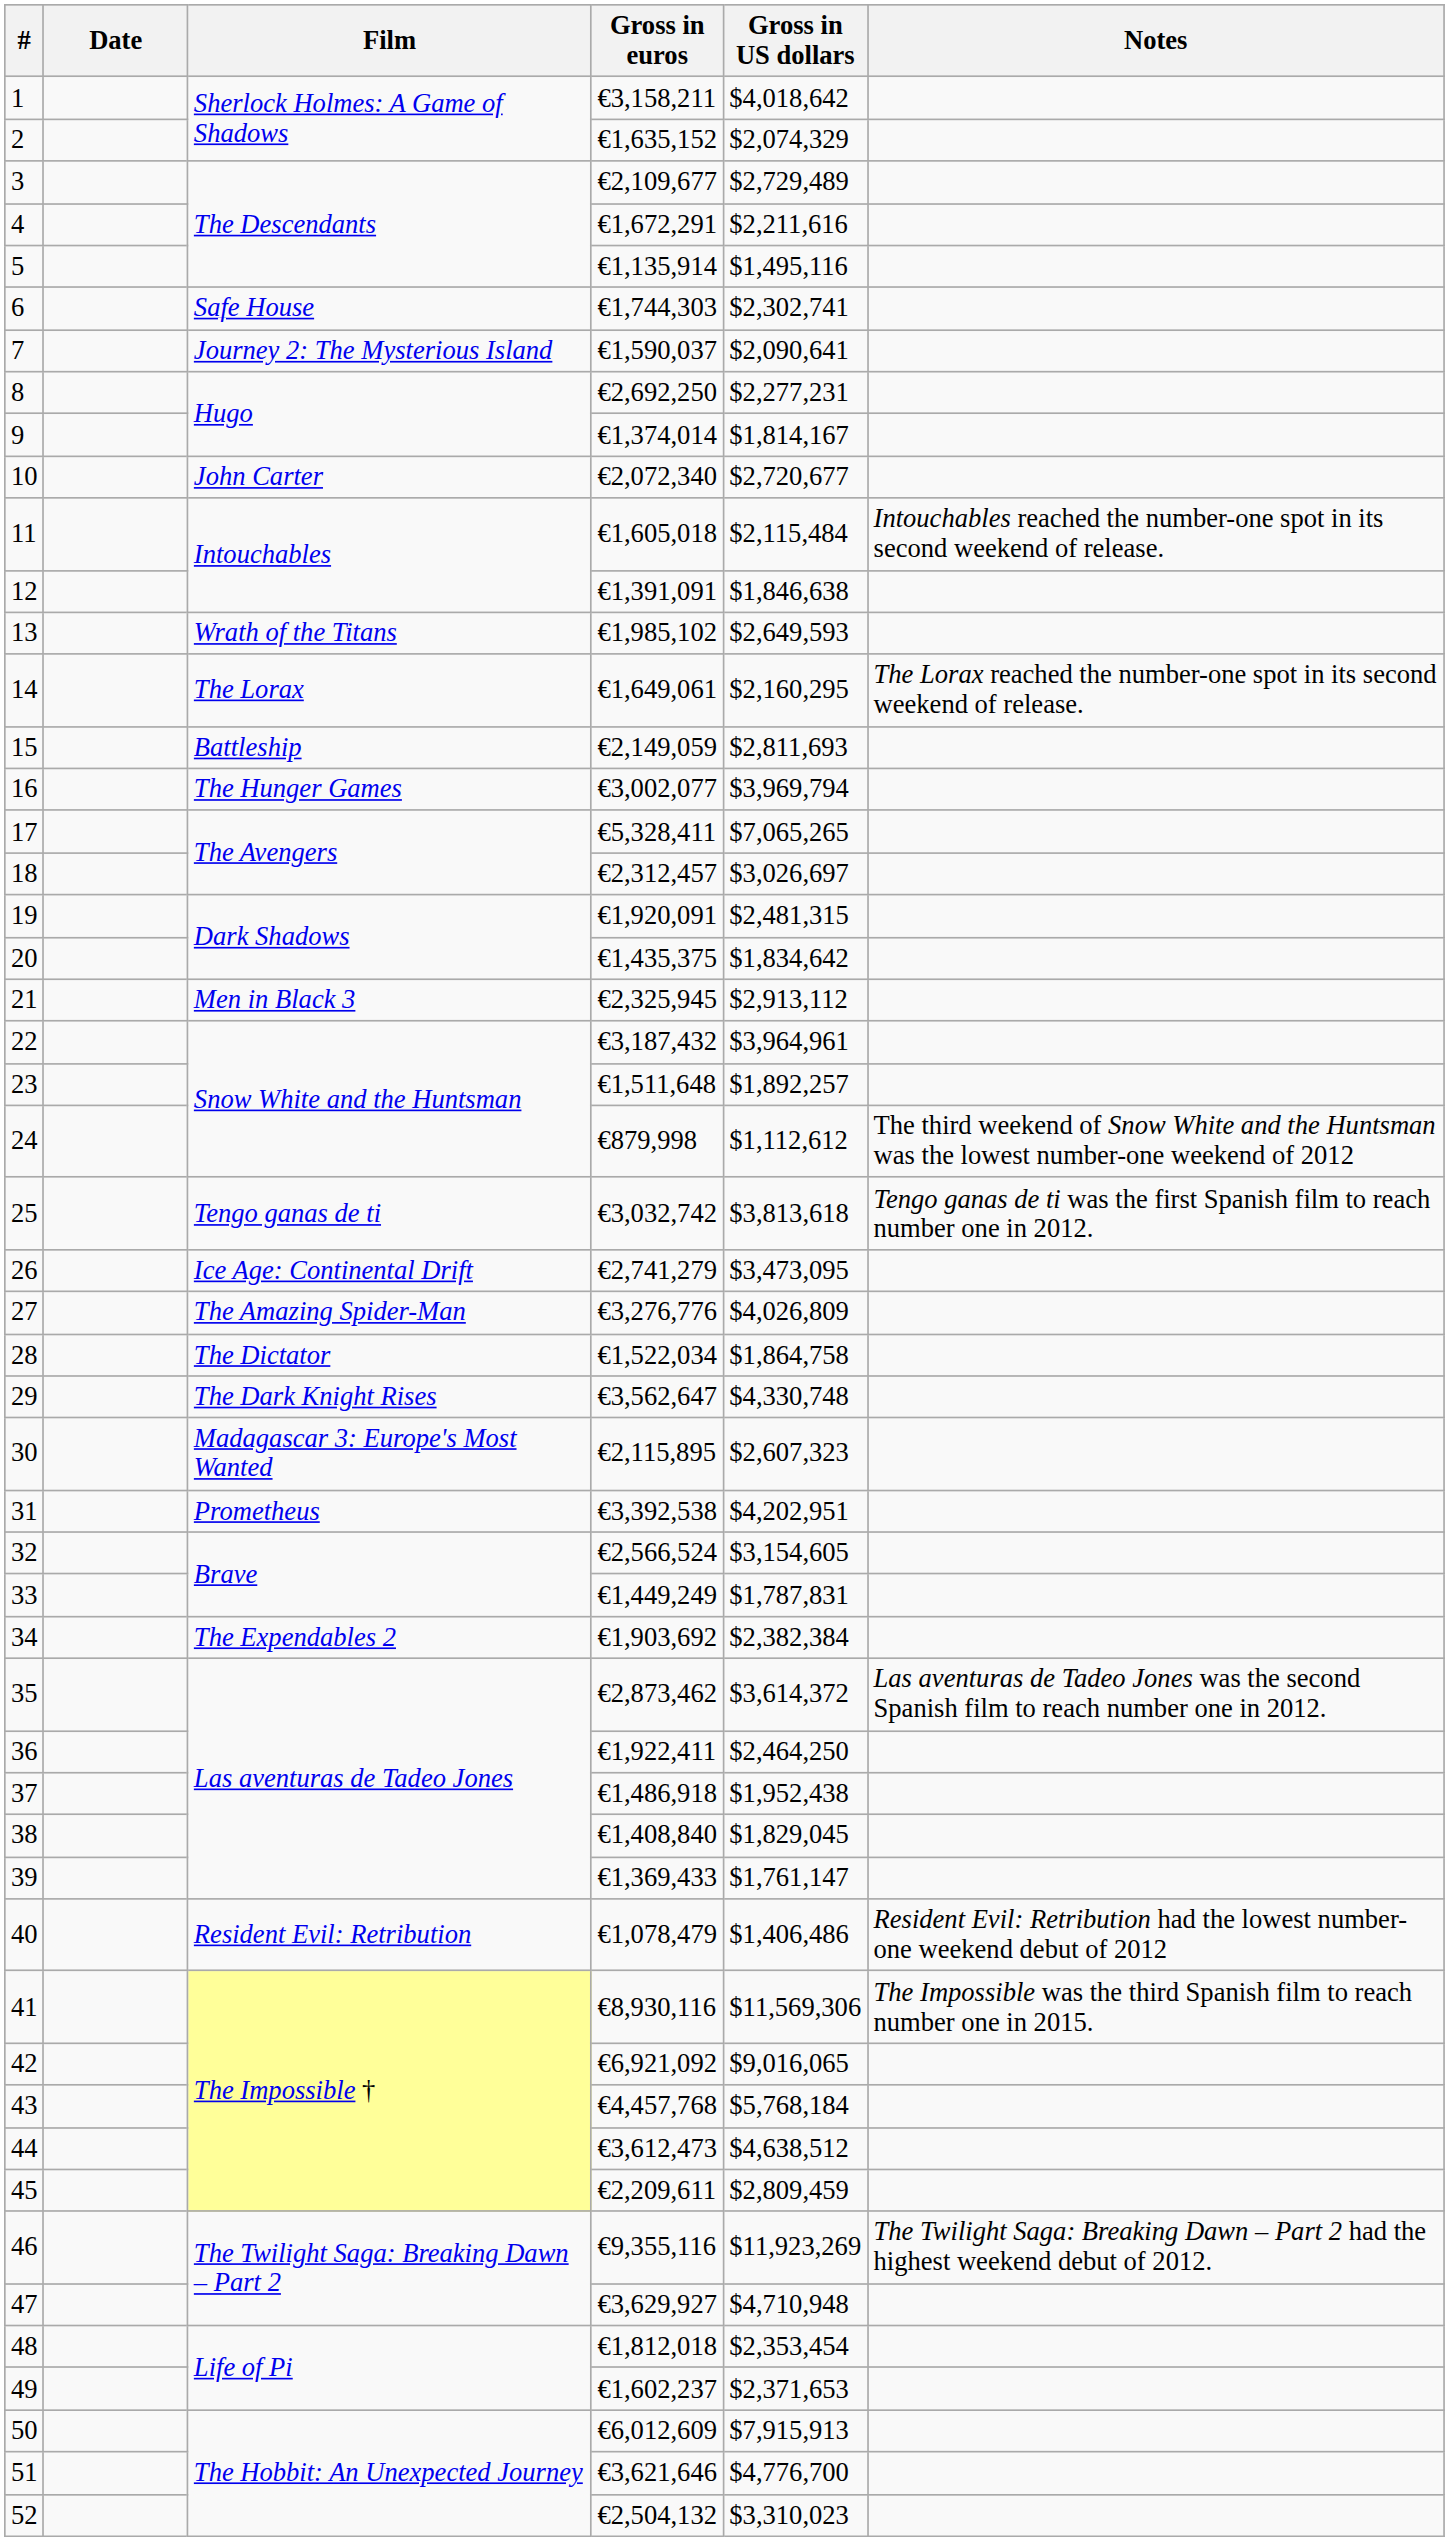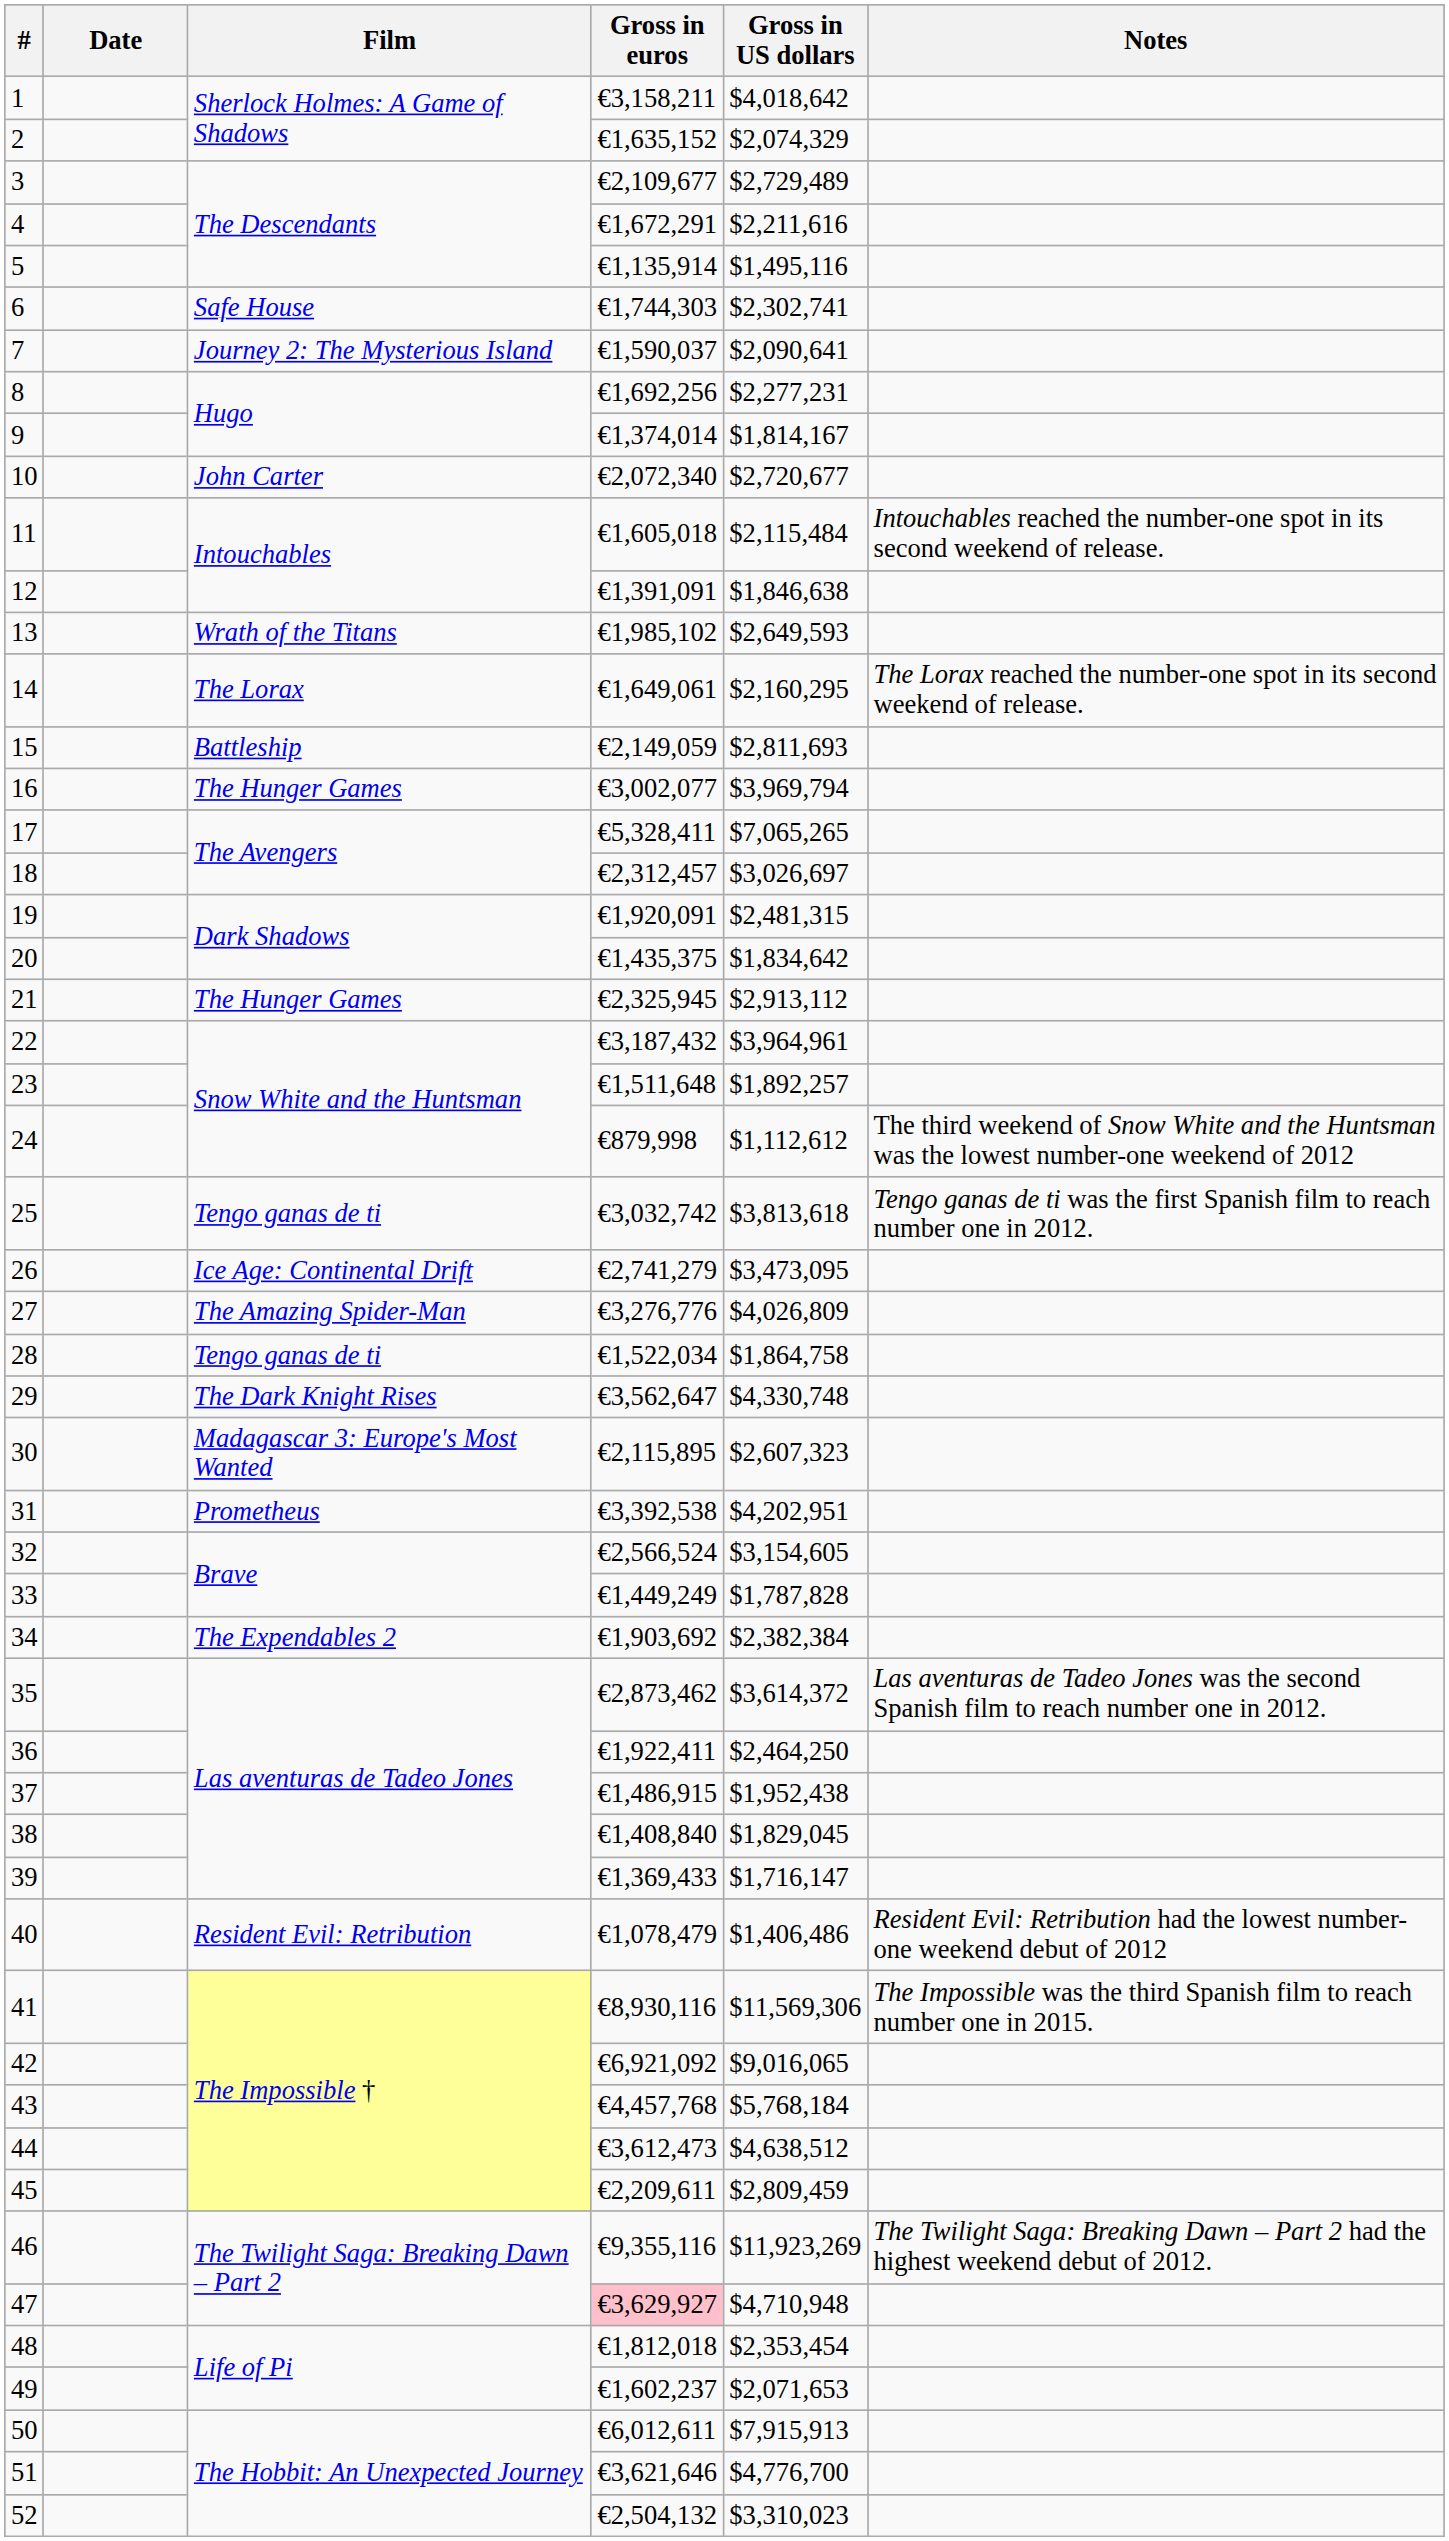(657, 392) €2,692,250 -> (657, 392) €1,692,256
(275, 999) Men in Black 3 -> (298, 999) The Hunger Games
(262, 1354) The Dictator -> (287, 1354) Tengo ganas de ti
(789, 1594) $1,787,831 -> (789, 1594) $1,787,828
(657, 1793) €1,486,918 -> (657, 1793) €1,486,915
(789, 1877) $1,761,147 -> (789, 1877) $1,716,147
(657, 2304) no background -> (657, 2304) pink background
(789, 2388) $2,371,653 -> (789, 2388) $2,071,653
(657, 2430) €6,012,609 -> (657, 2430) €6,012,611
